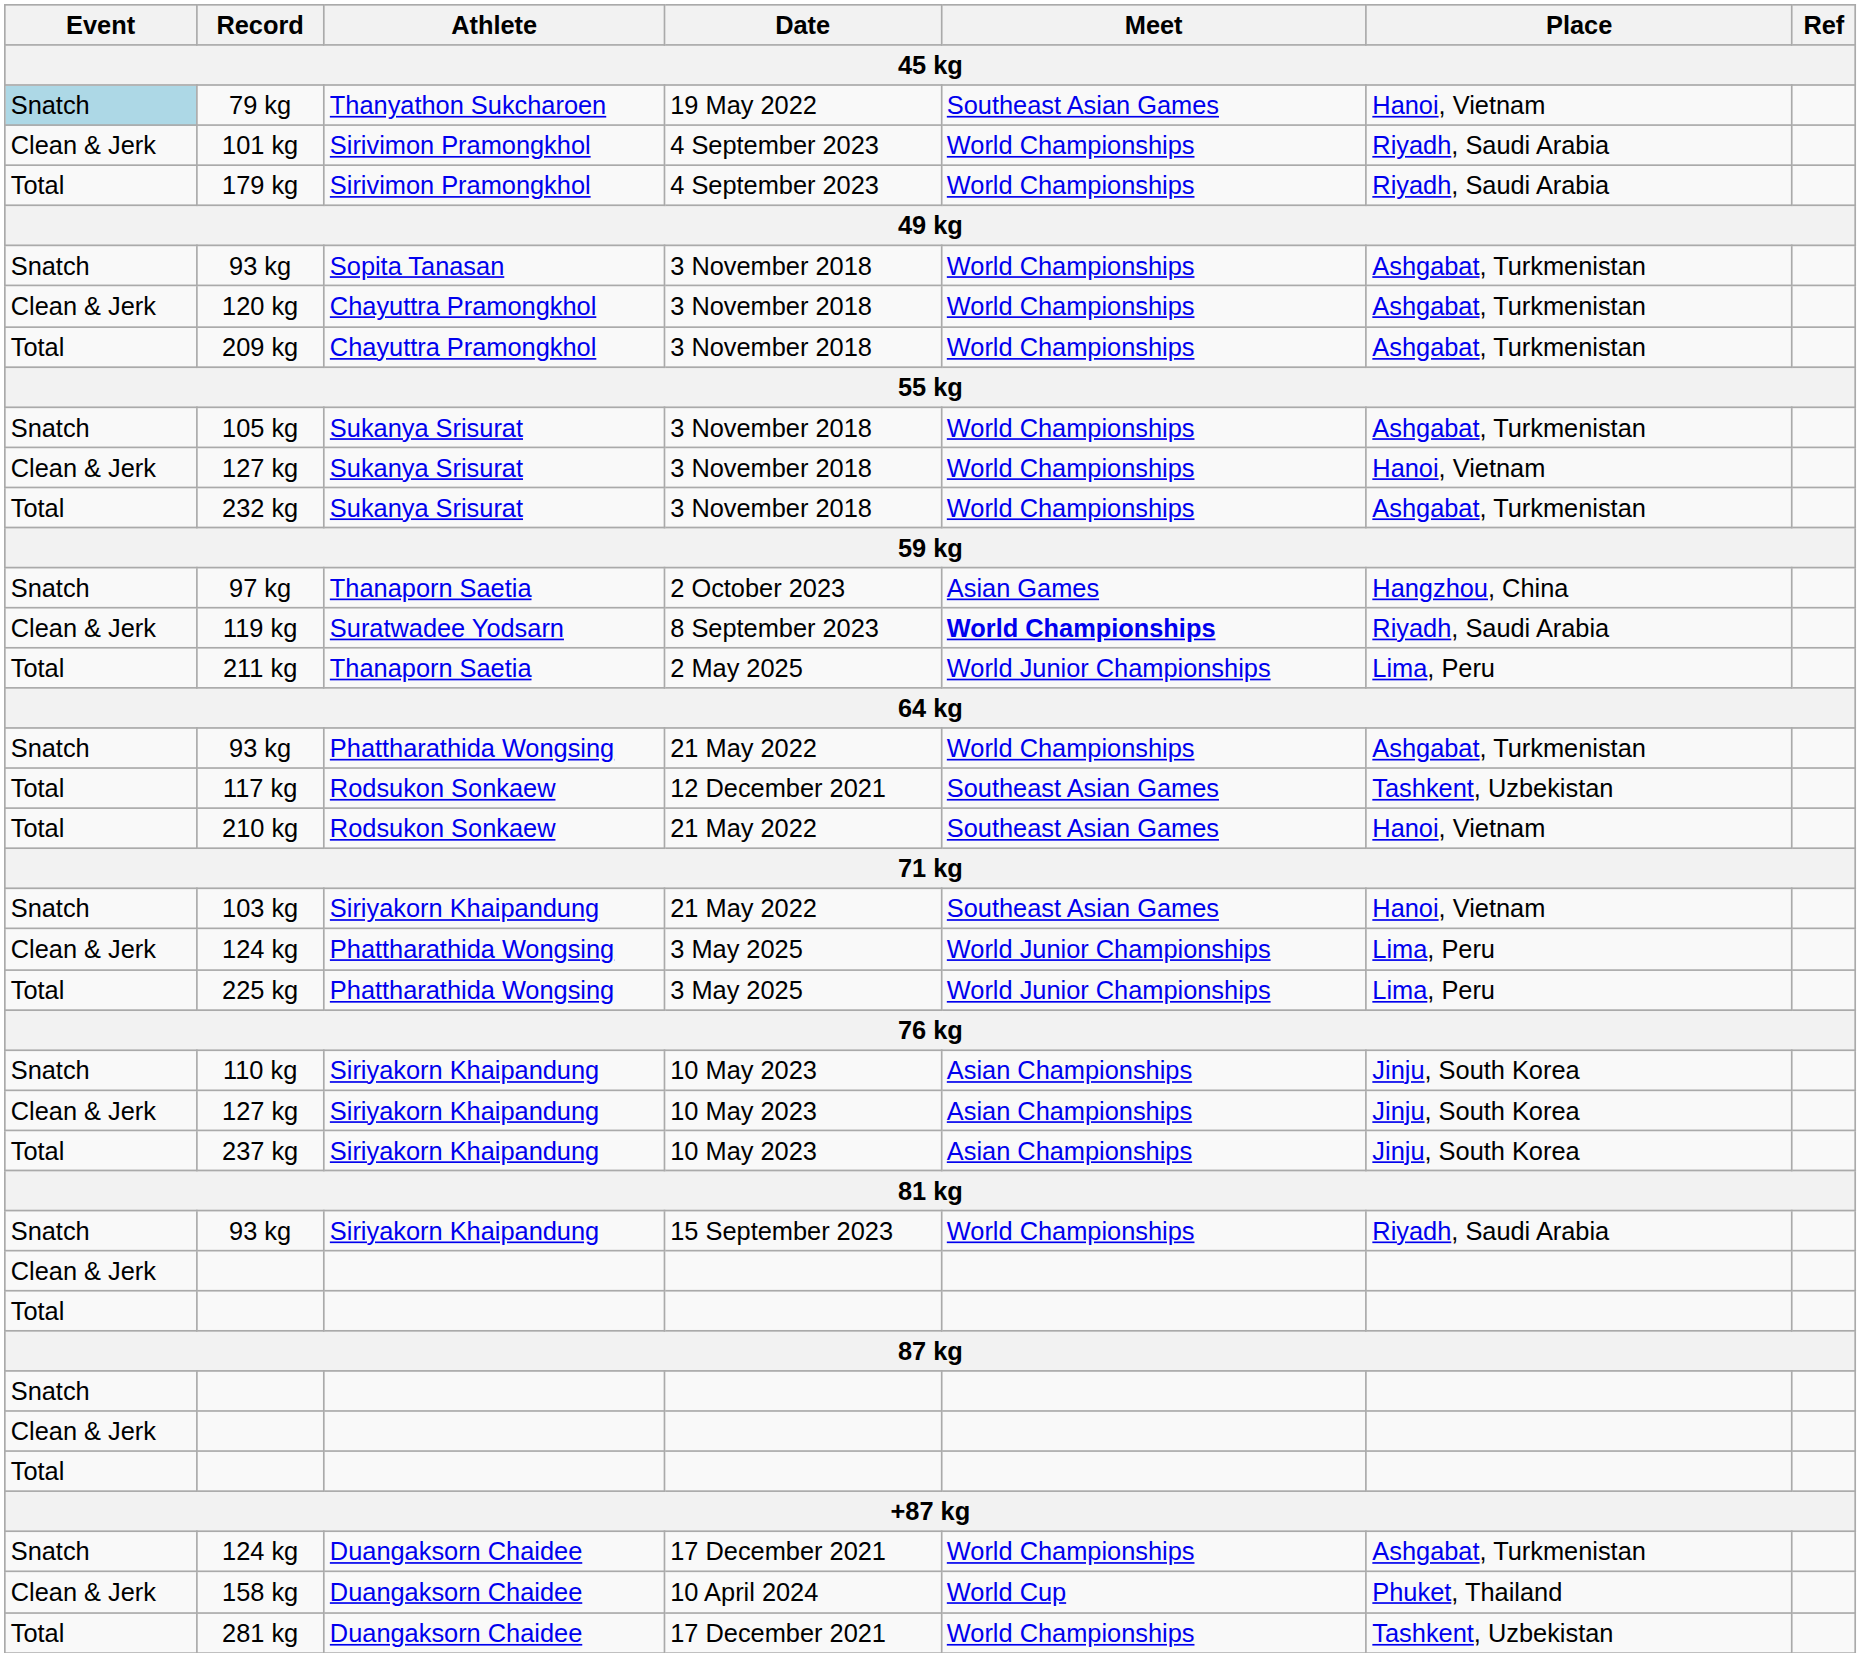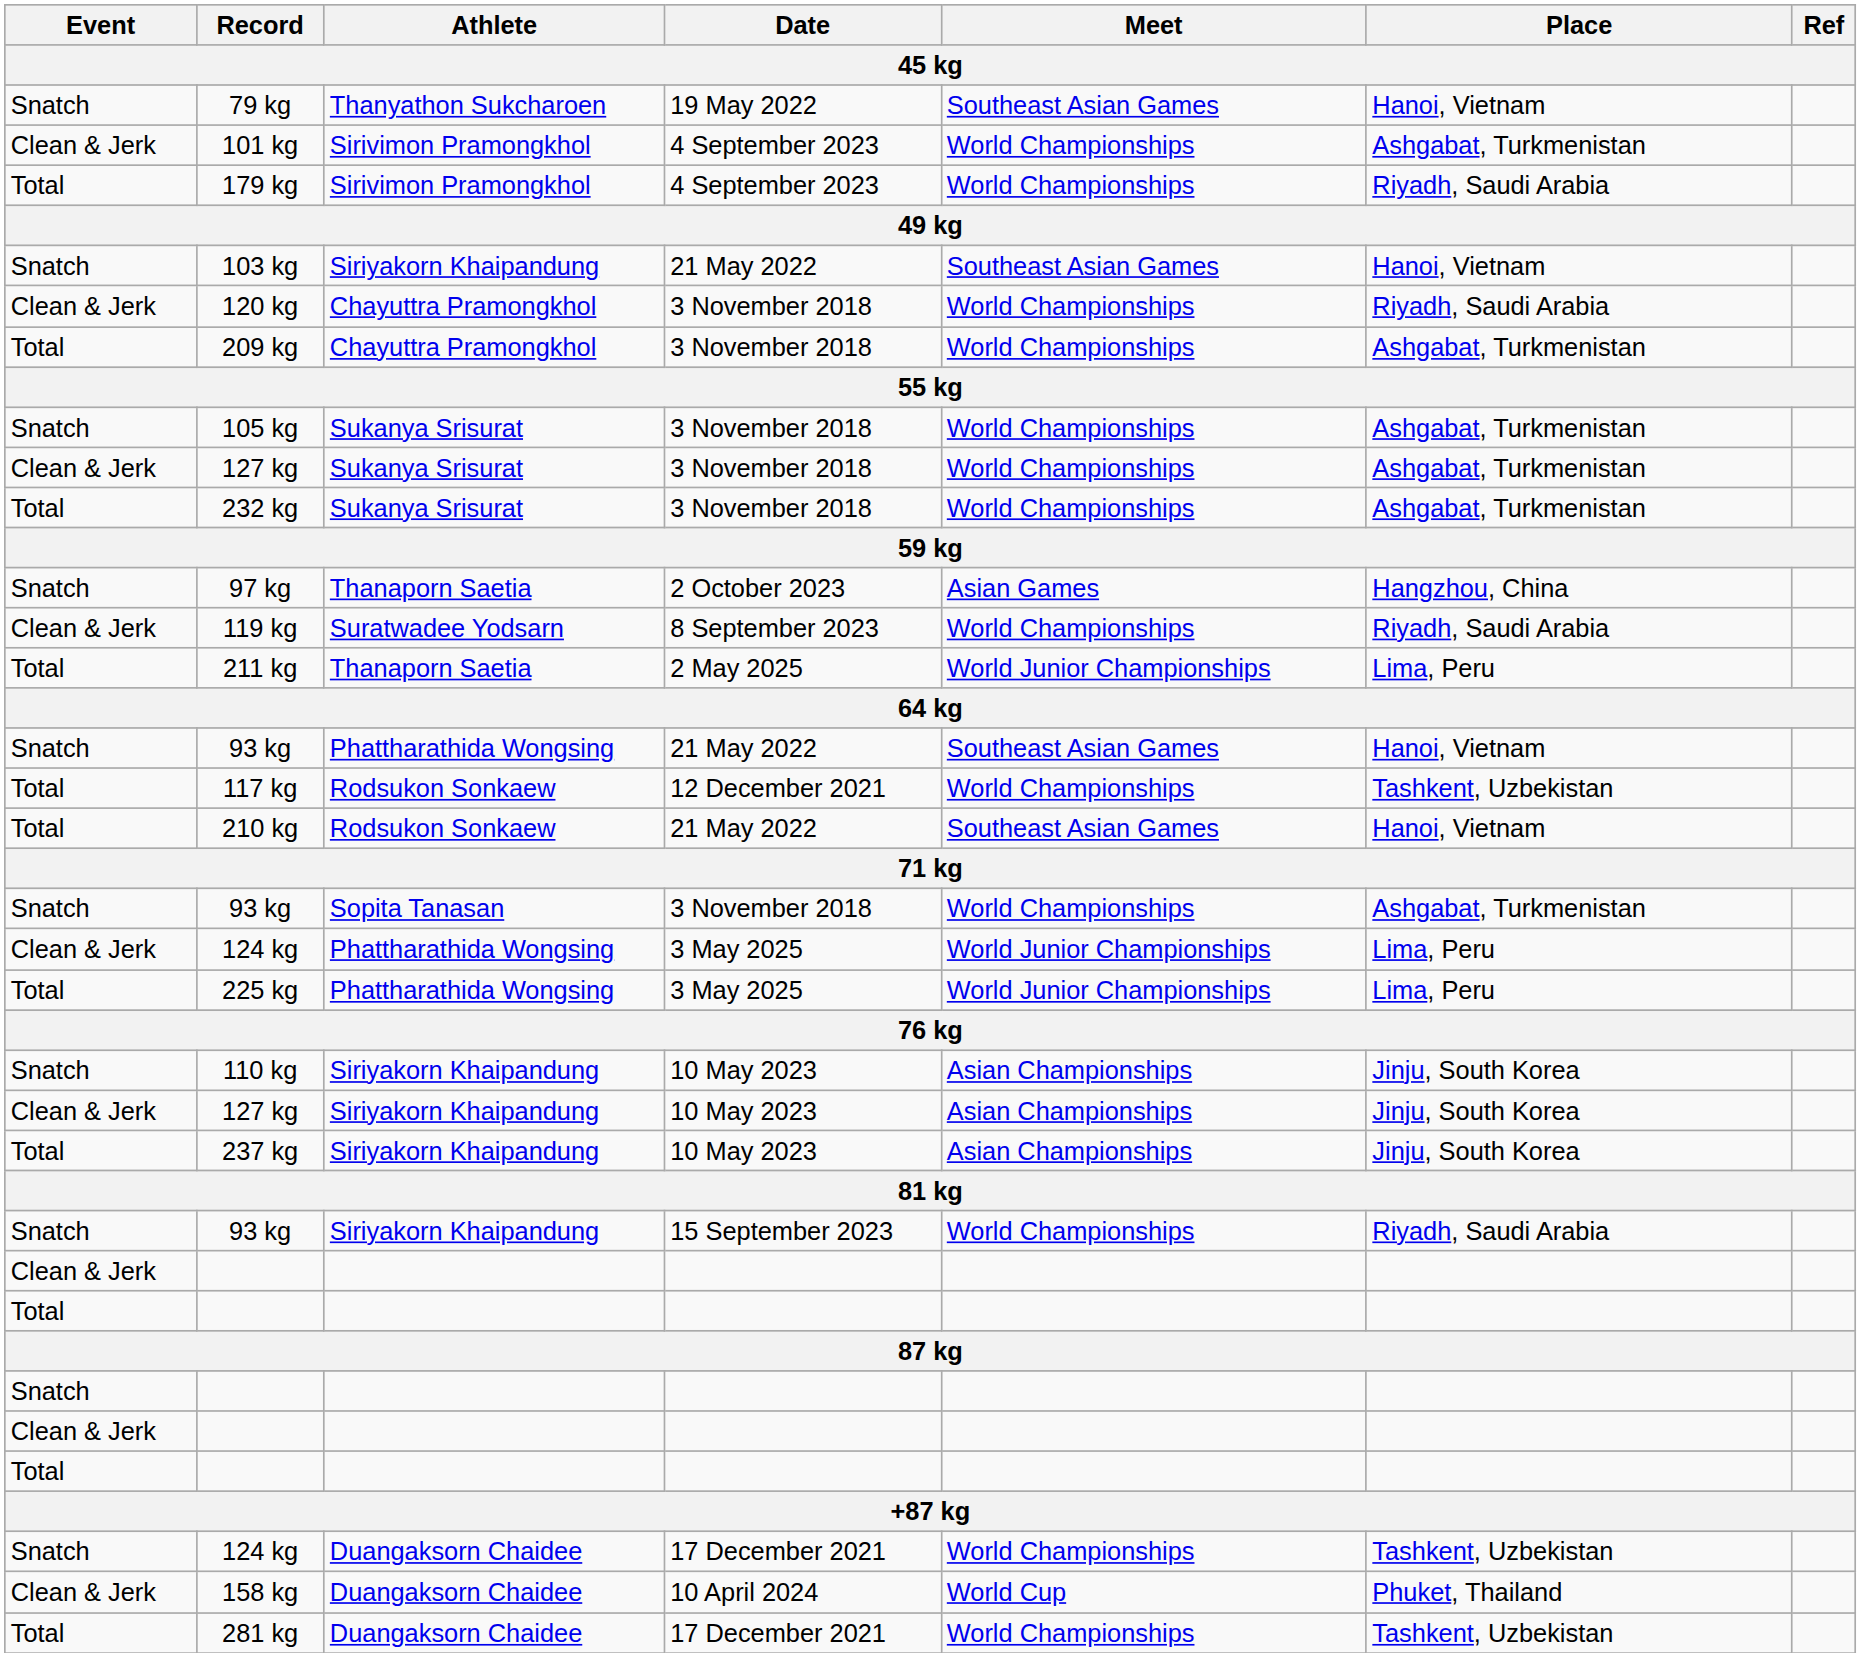(50, 105) lightblue background -> (50, 105) no background
(1491, 146) Riyadh, Saudi Arabia -> (1509, 146) Ashgabat, Turkmenistan
rows swapped: (260, 266) <-> (260, 909)
(1509, 306) Ashgabat, Turkmenistan -> (1491, 306) Riyadh, Saudi Arabia
(1459, 467) Hanoi, Vietnam -> (1509, 467) Ashgabat, Turkmenistan
(1081, 628) bold -> (1071, 628) normal
(1071, 748) World Championships -> (1083, 748) Southeast Asian Games
(1509, 748) Ashgabat, Turkmenistan -> (1459, 748) Hanoi, Vietnam
(1083, 789) Southeast Asian Games -> (1071, 789) World Championships
(1509, 1552) Ashgabat, Turkmenistan -> (1493, 1552) Tashkent, Uzbekistan
